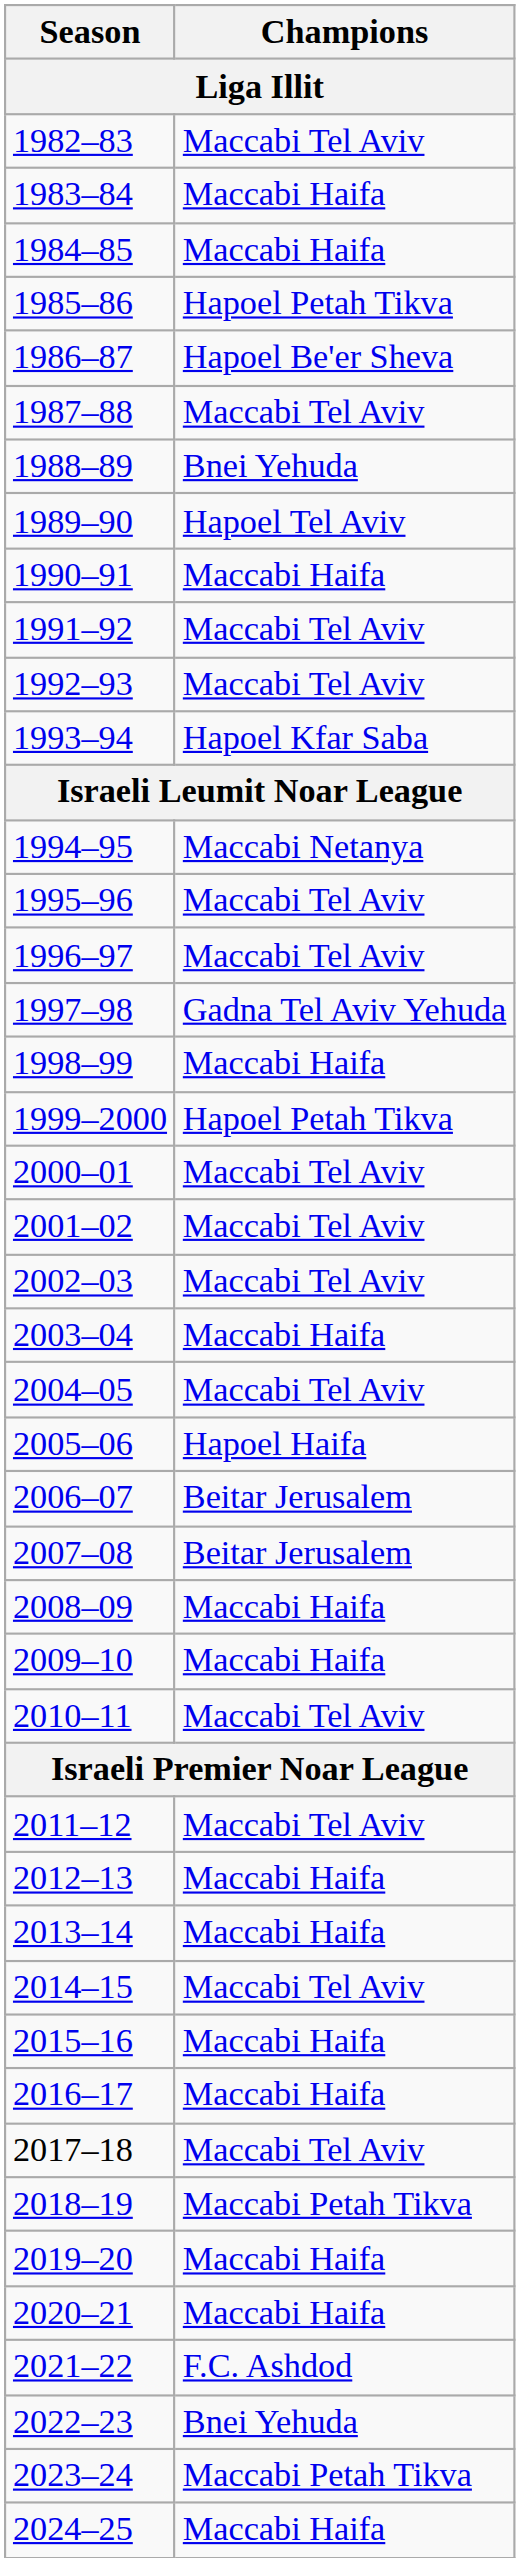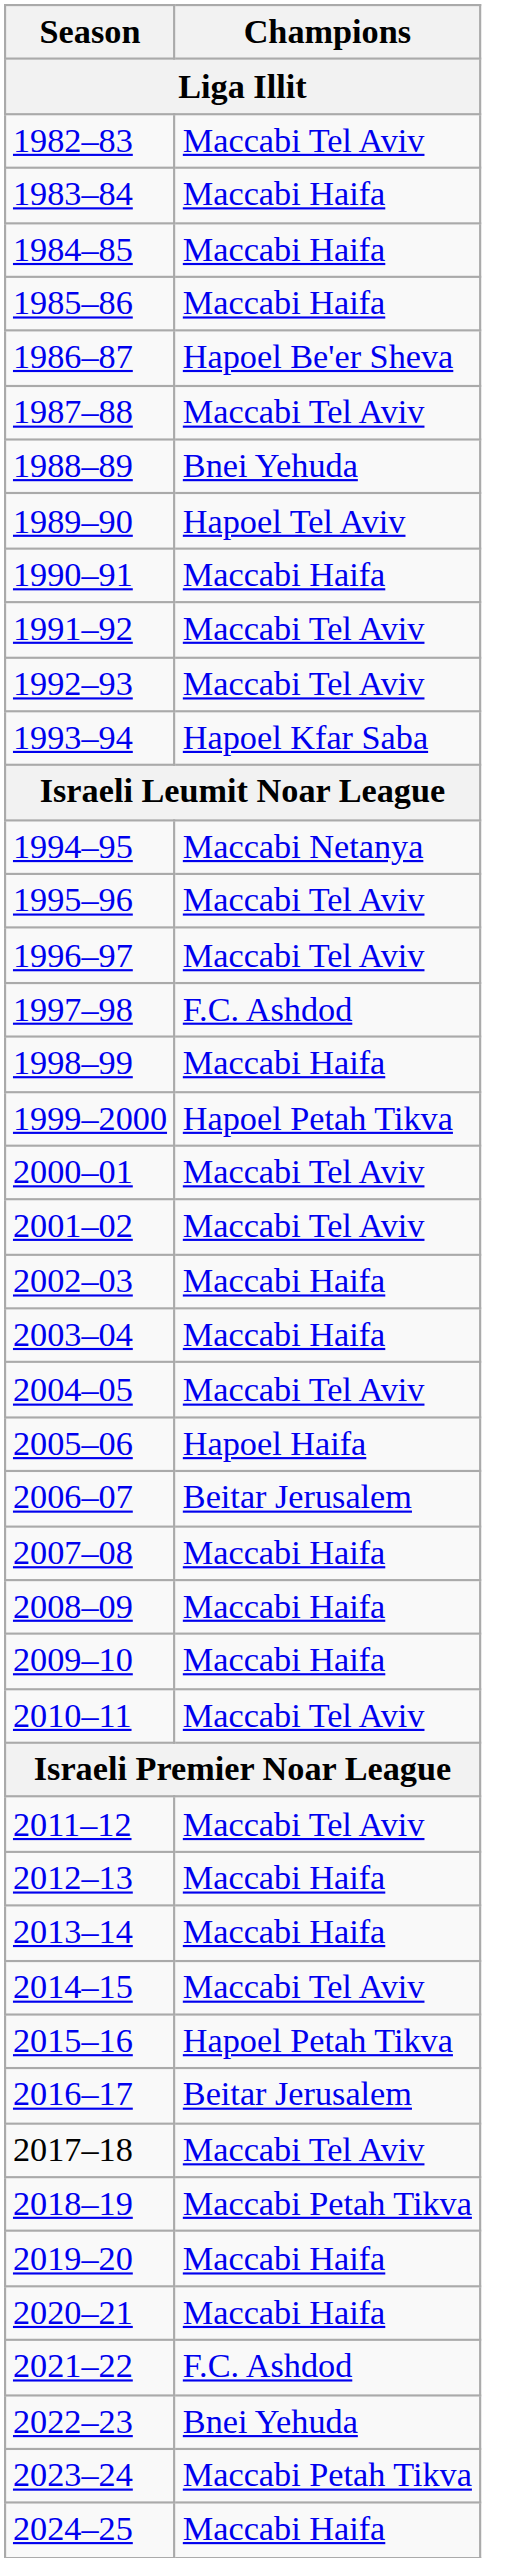(318, 303) Hapoel Petah Tikva -> (284, 303) Maccabi Haifa
(345, 1009) Gadna Tel Aviv Yehuda -> (268, 1009) F.C. Ashdod
(304, 1280) Maccabi Tel Aviv -> (284, 1280) Maccabi Haifa
(297, 1552) Beitar Jerusalem -> (284, 1552) Maccabi Haifa
(284, 2040) Maccabi Haifa -> (318, 2040) Hapoel Petah Tikva
(284, 2095) Maccabi Haifa -> (297, 2095) Beitar Jerusalem
